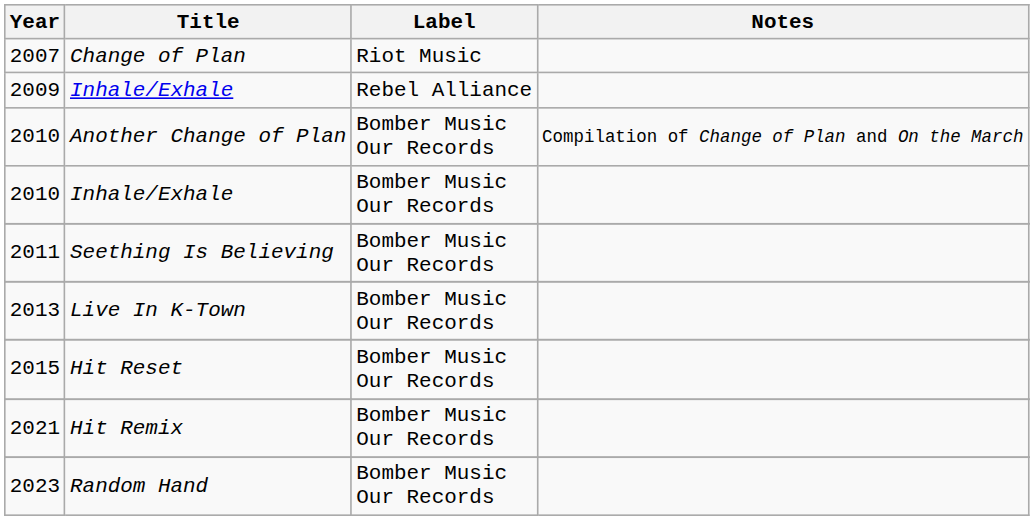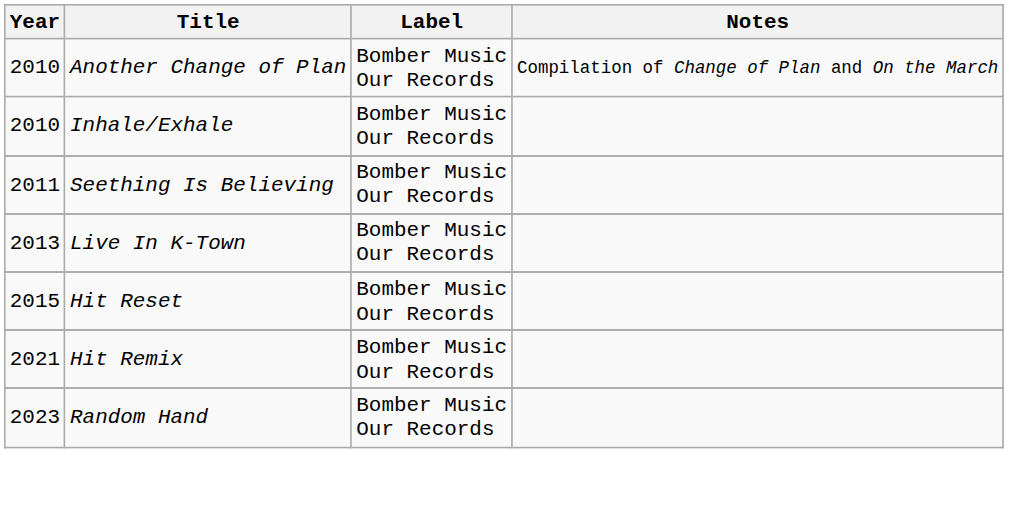- row: (35, 56)
- row: (35, 90)
